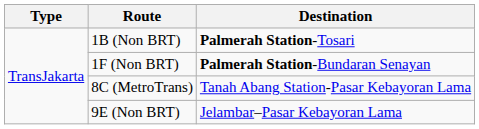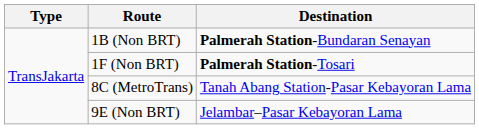(277, 40) Palmerah Station-Tosari -> (315, 40) Palmerah Station-Bundaran Senayan
(315, 64) Palmerah Station-Bundaran Senayan -> (277, 64) Palmerah Station-Tosari
